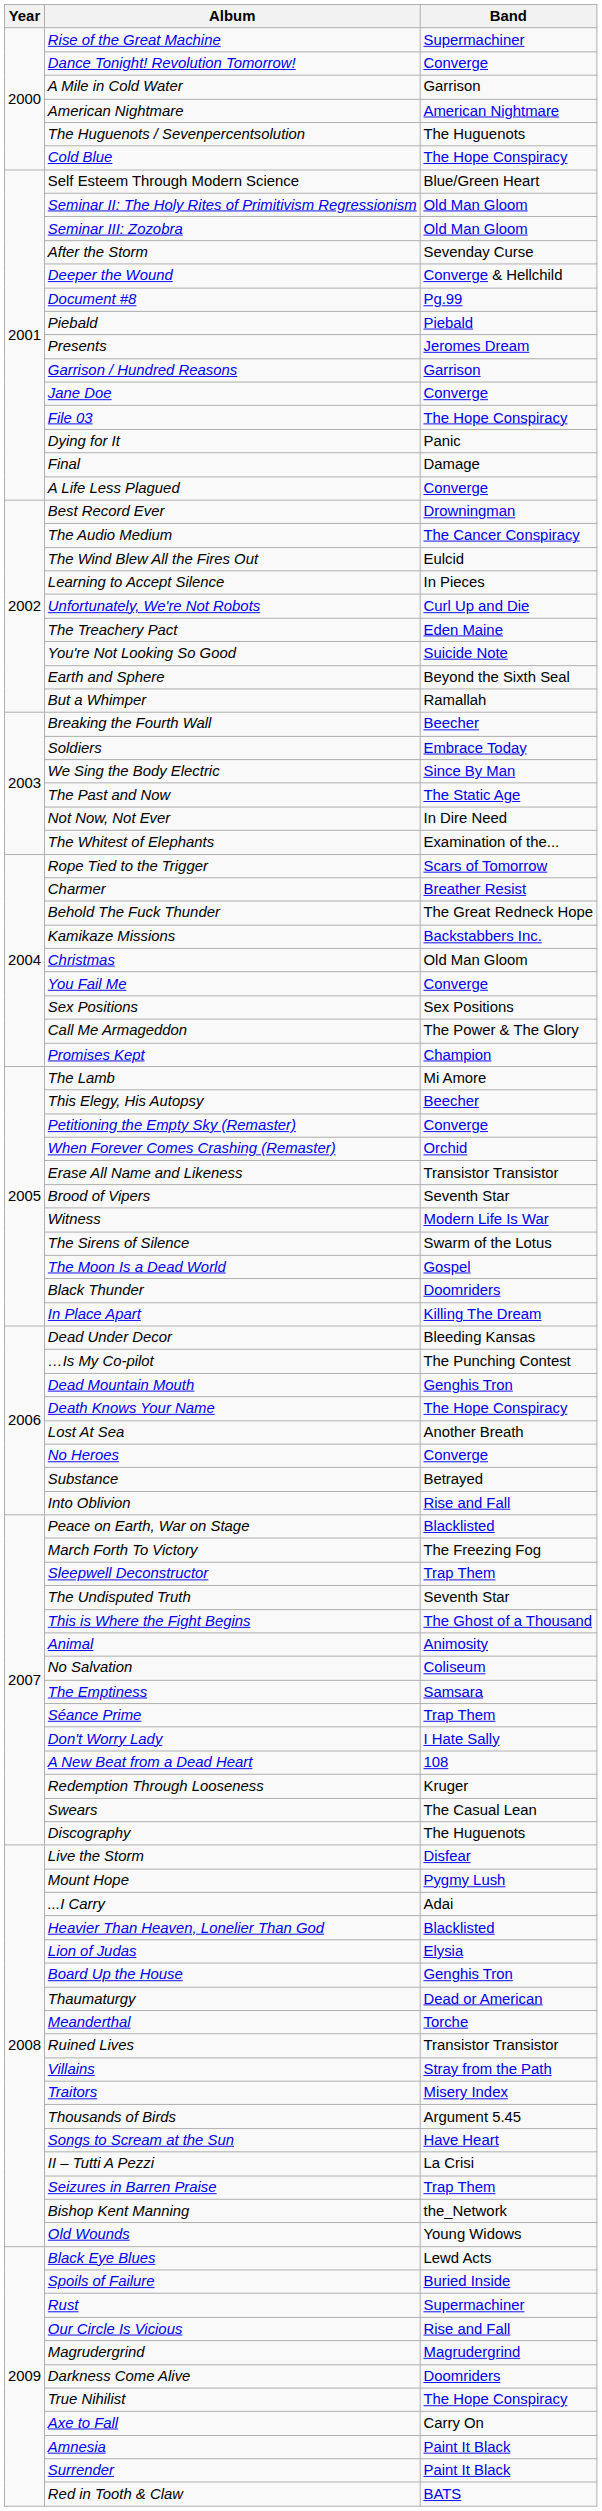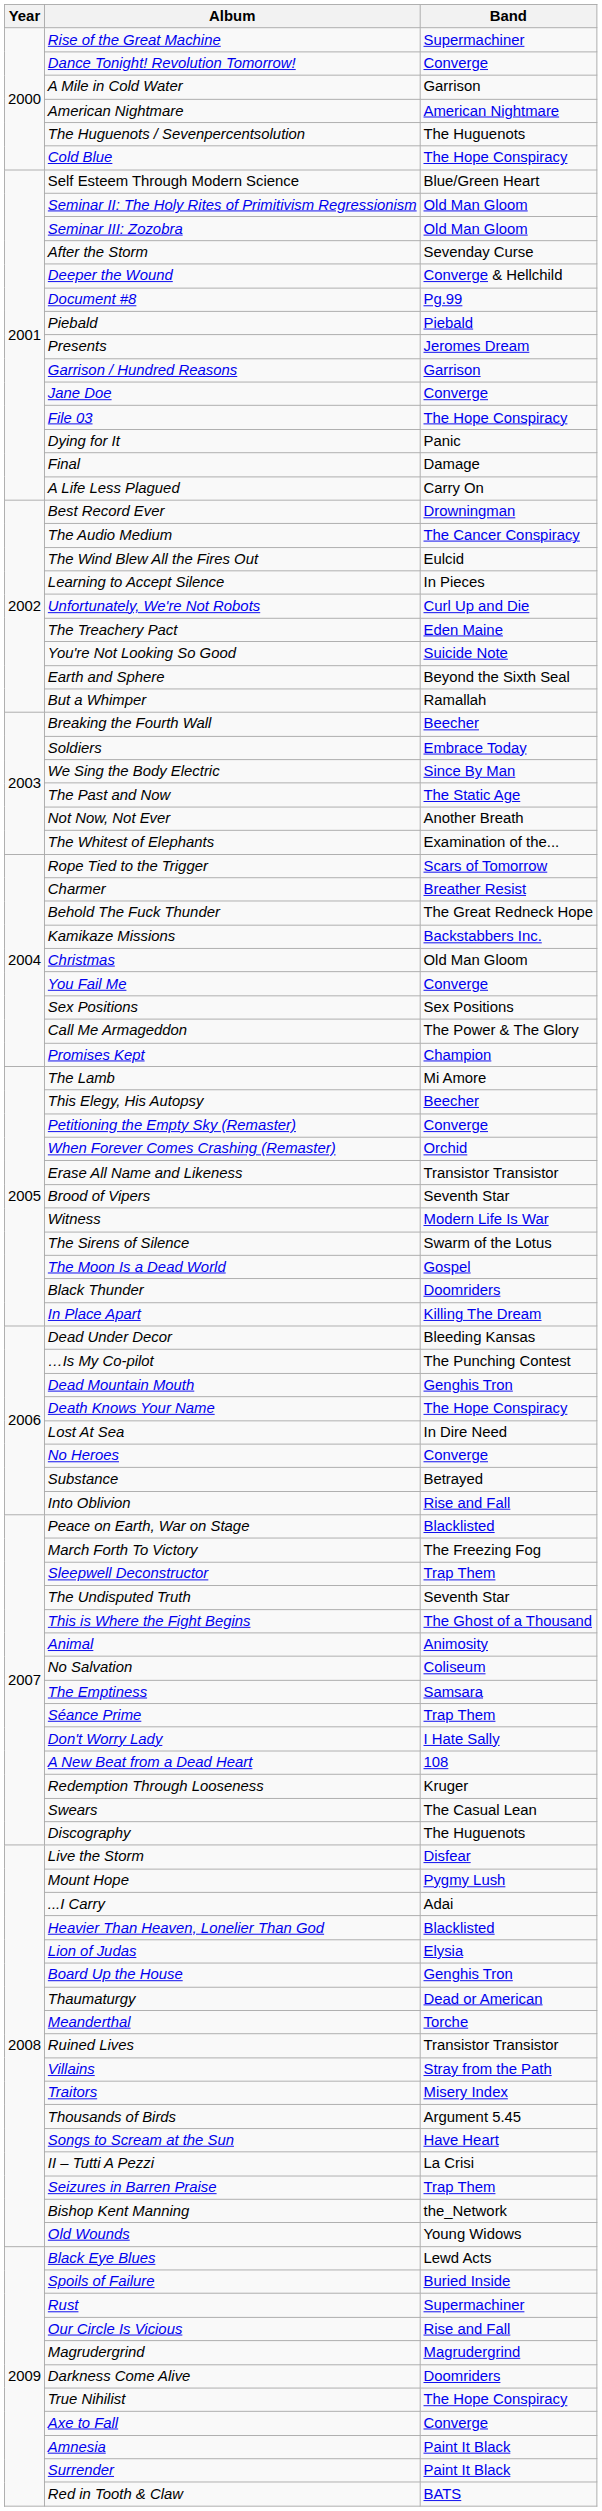(456, 488) Converge -> (454, 488) Carry On
(465, 818) In Dire Need -> (474, 818) Another Breath
(474, 1432) Another Breath -> (465, 1432) In Dire Need
(454, 2423) Carry On -> (456, 2423) Converge
